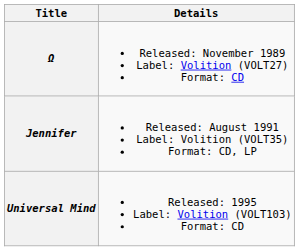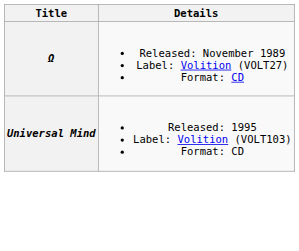- row: (51, 134)
